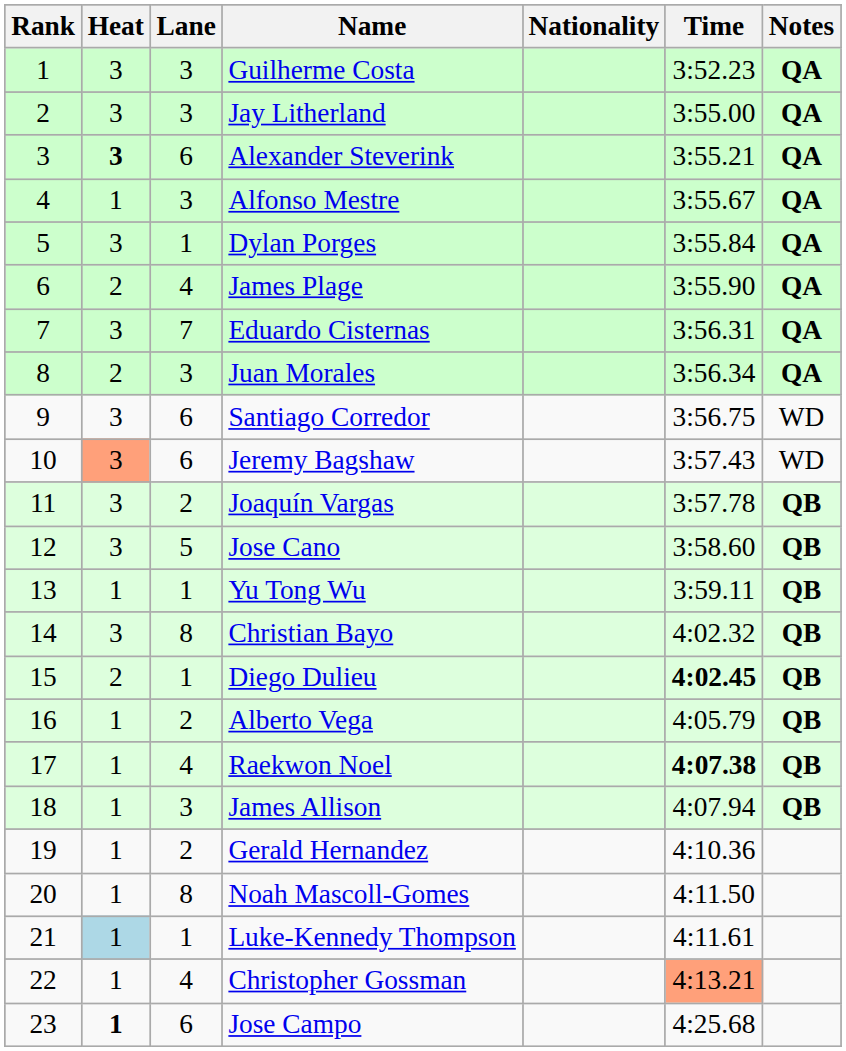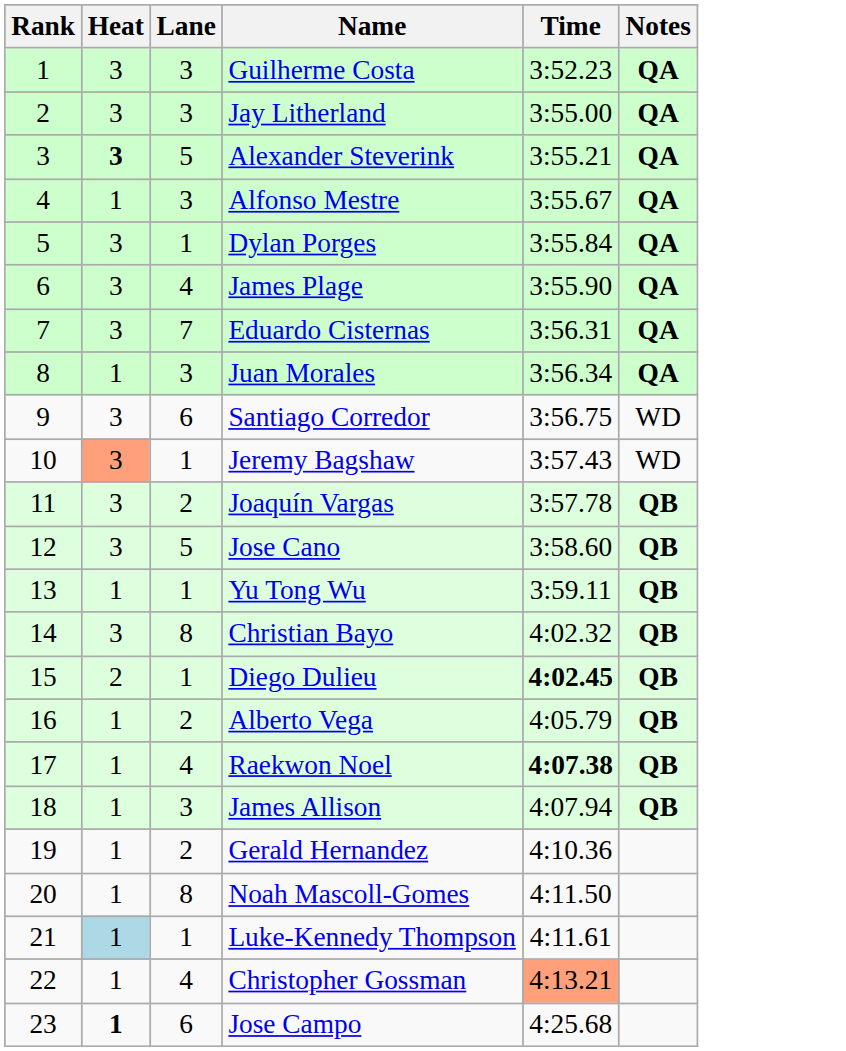- column: (594, 26)
(186, 156) 6 -> (186, 156) 5
(116, 286) 2 -> (116, 286) 3
(116, 373) 2 -> (116, 373) 1
(186, 460) 6 -> (186, 460) 1
